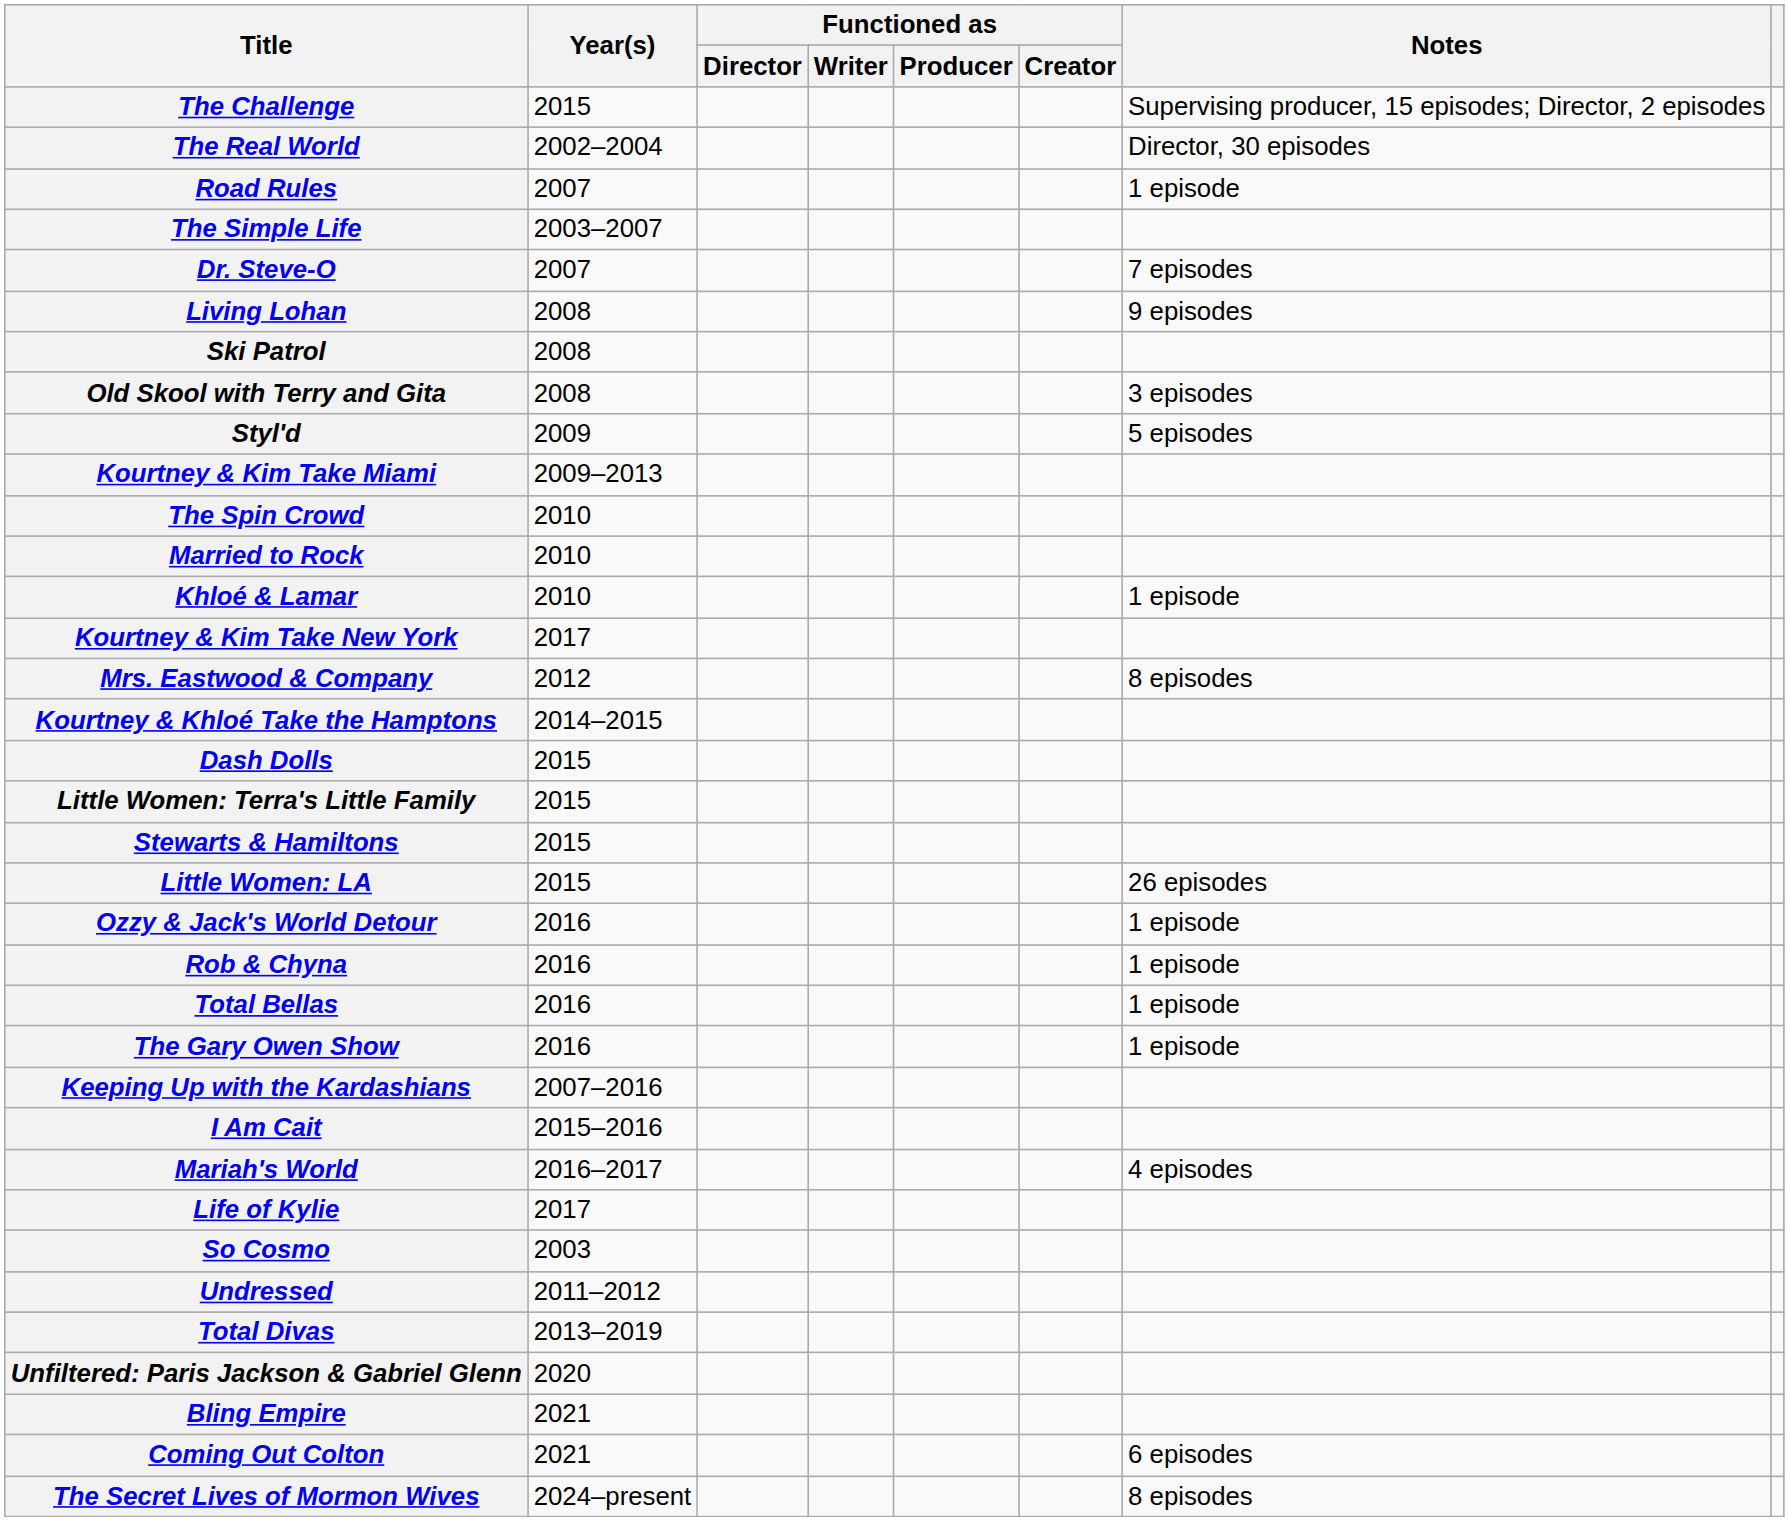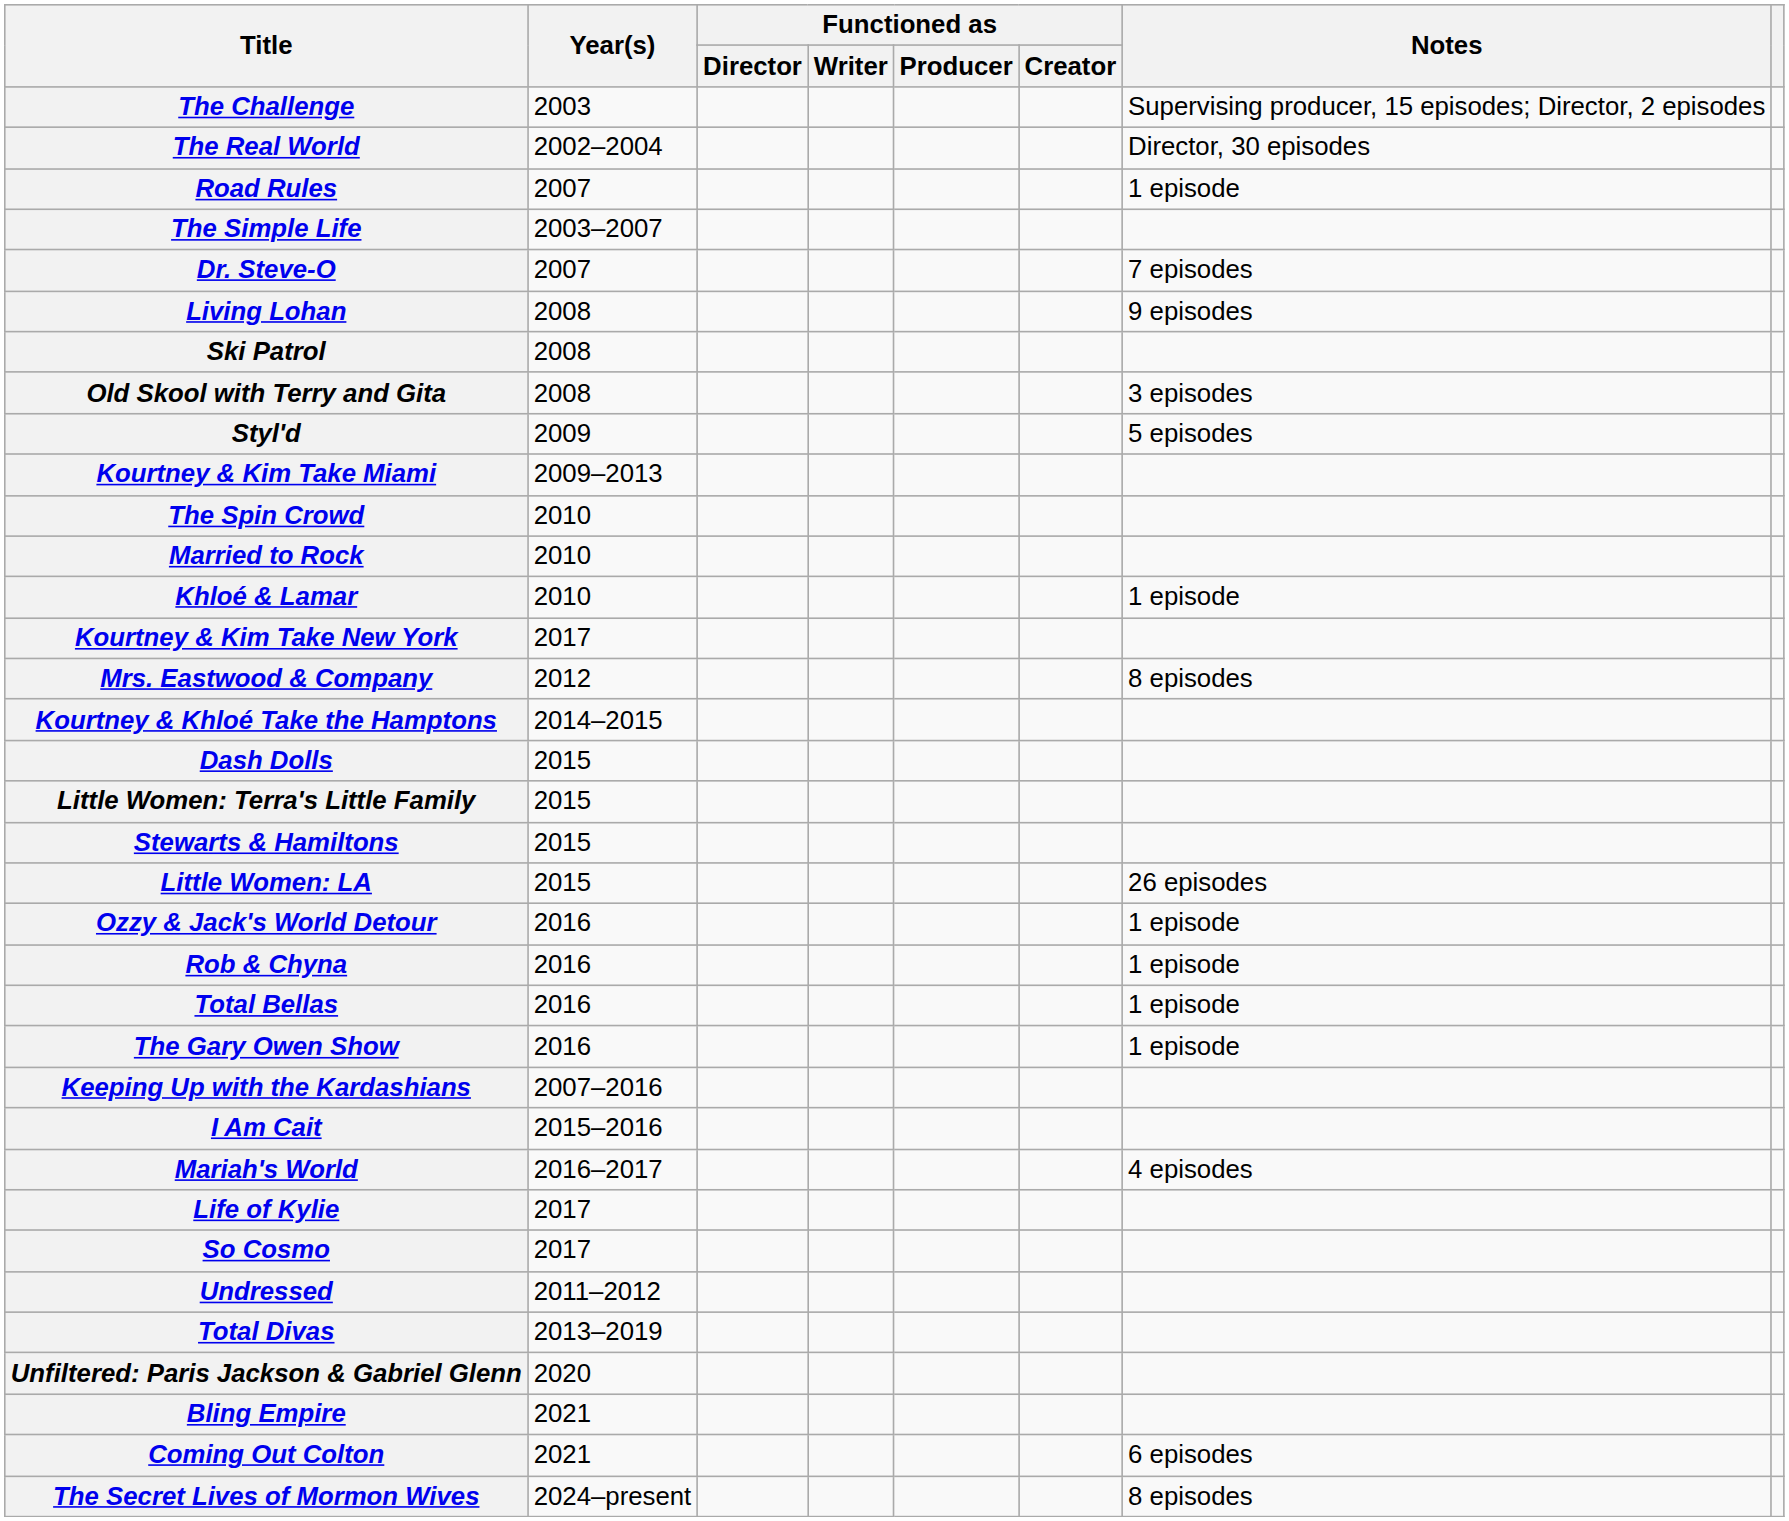(562, 106) 2015 -> (562, 106) 2003
(562, 1250) 2003 -> (562, 1250) 2017
